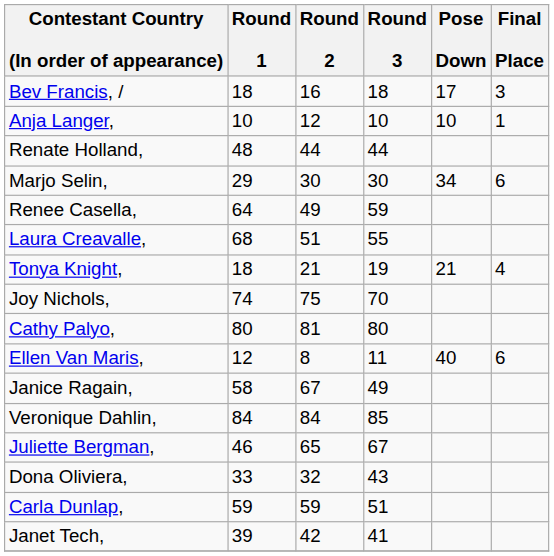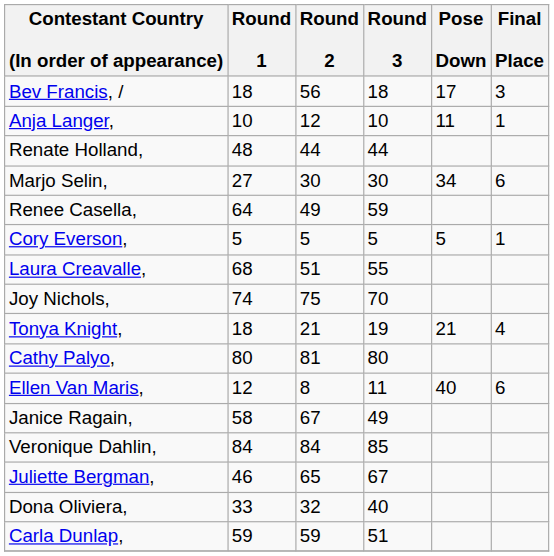(310, 91) 16 -> (310, 91) 56
(446, 120) 10 -> (445, 120) 11
(242, 180) 29 -> (242, 180) 27
+ row: (68, 239)
rows swapped: (59, 298) <-> (66, 269)
(378, 477) 43 -> (378, 506) 40
- row: (57, 536)
